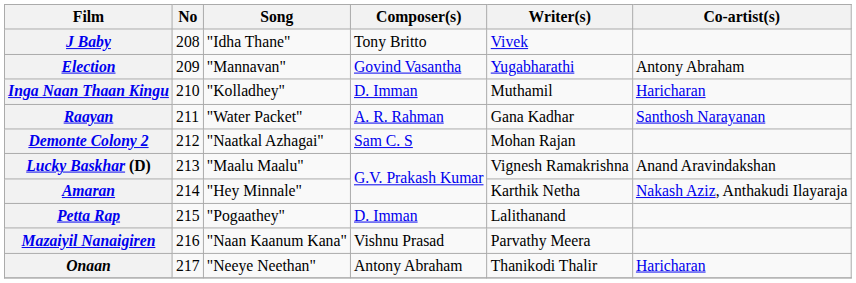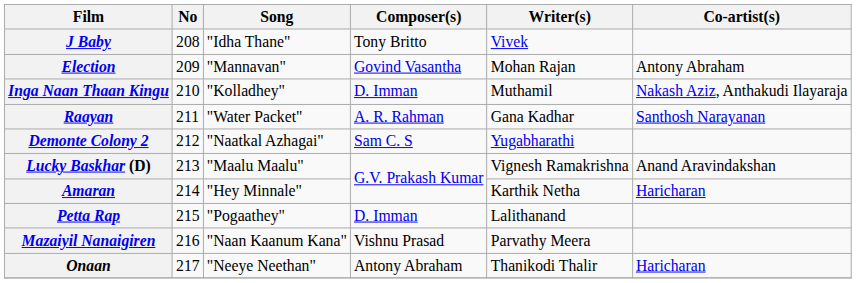(533, 66) Yugabharathi -> (533, 66) Mohan Rajan
(671, 91) Haricharan -> (742, 91) Nakash Aziz, Anthakudi Ilayaraja
(533, 141) Mohan Rajan -> (533, 141) Yugabharathi
(742, 191) Nakash Aziz, Anthakudi Ilayaraja -> (671, 191) Haricharan
